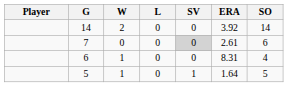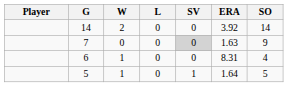(229, 43) 2.61 -> (229, 43) 1.63
(265, 43) 6 -> (265, 43) 9
